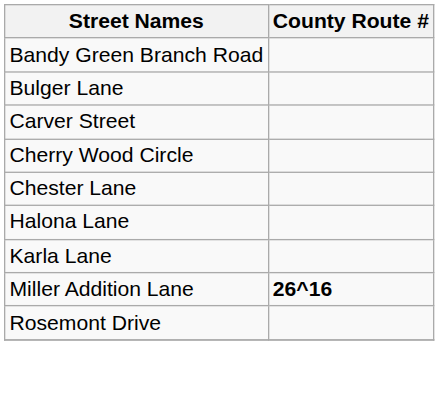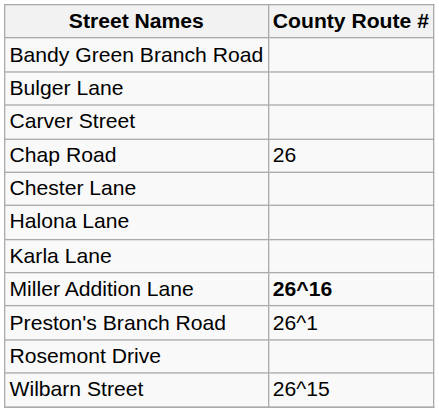+ row: (63, 155)
- row: (101, 155)
+ row: (118, 322)
+ row: (76, 389)
